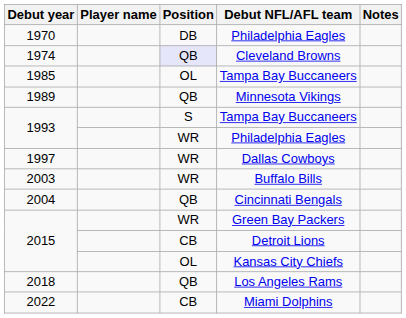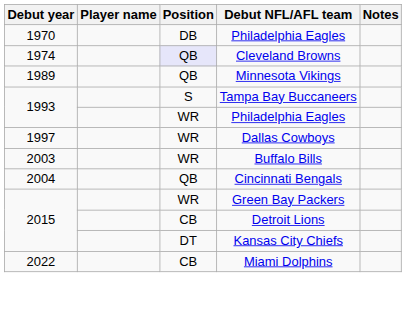- row: (41, 76)
(188, 261) OL -> (188, 240) DT
- row: (41, 281)
